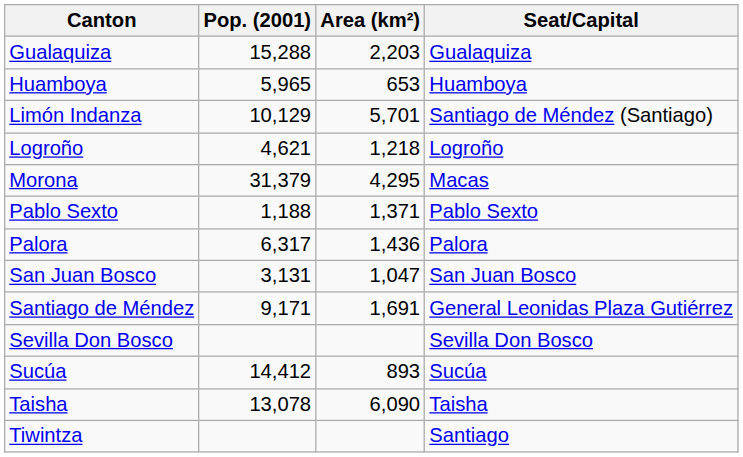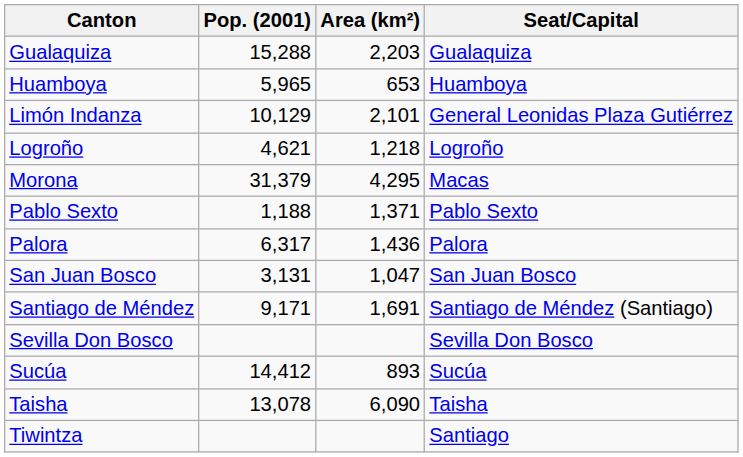(395, 116) 5,701 -> (395, 116) 2,101
(571, 116) Santiago de Méndez (Santiago) -> (581, 116) General Leonidas Plaza Gutiérrez
(581, 308) General Leonidas Plaza Gutiérrez -> (571, 308) Santiago de Méndez (Santiago)
